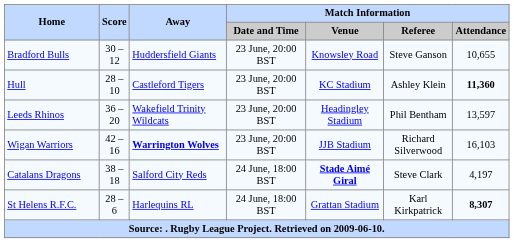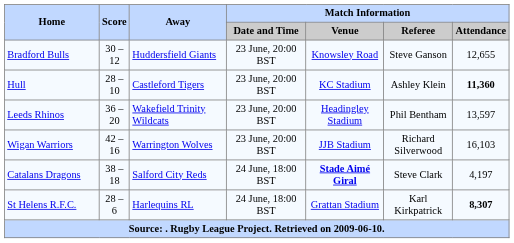(481, 55) 10,655 -> (481, 55) 12,655
(176, 145) bold -> (172, 145) normal
